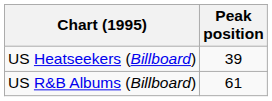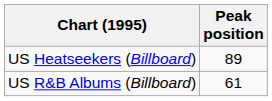(233, 58) 39 -> (233, 58) 89
